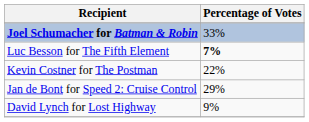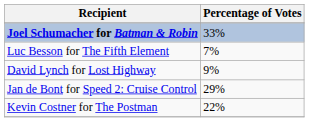(212, 51) bold -> (211, 51) normal
rows swapped: (82, 70) <-> (81, 107)
